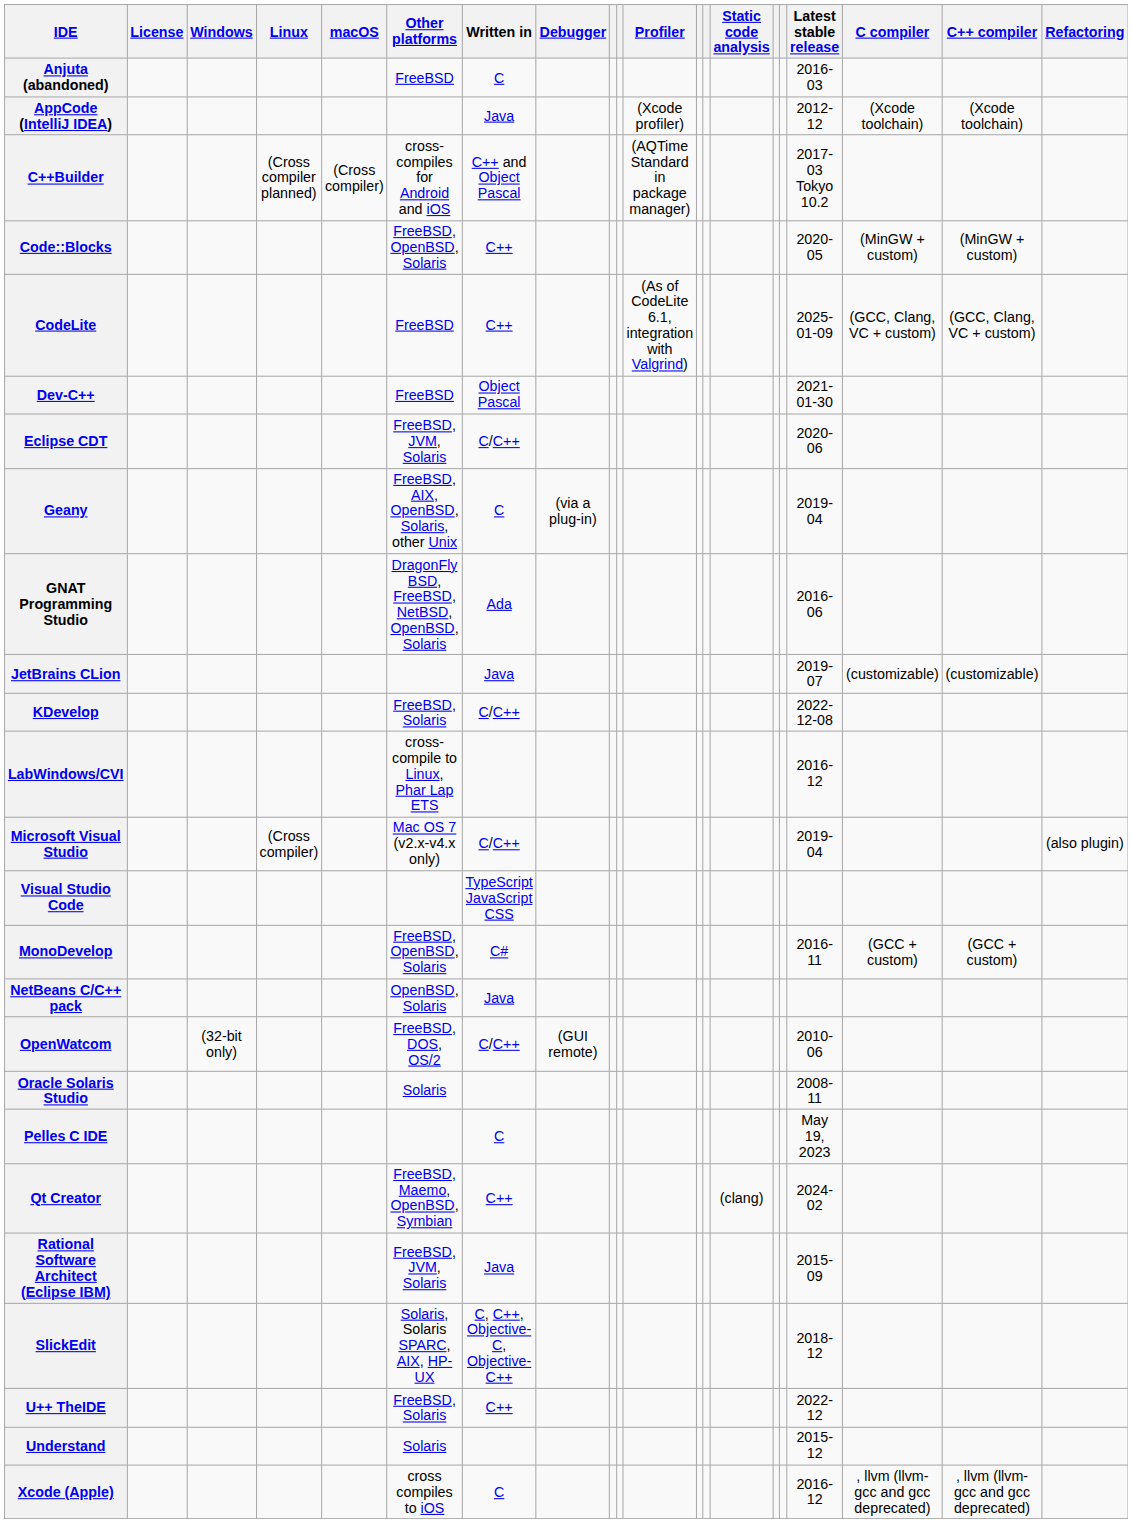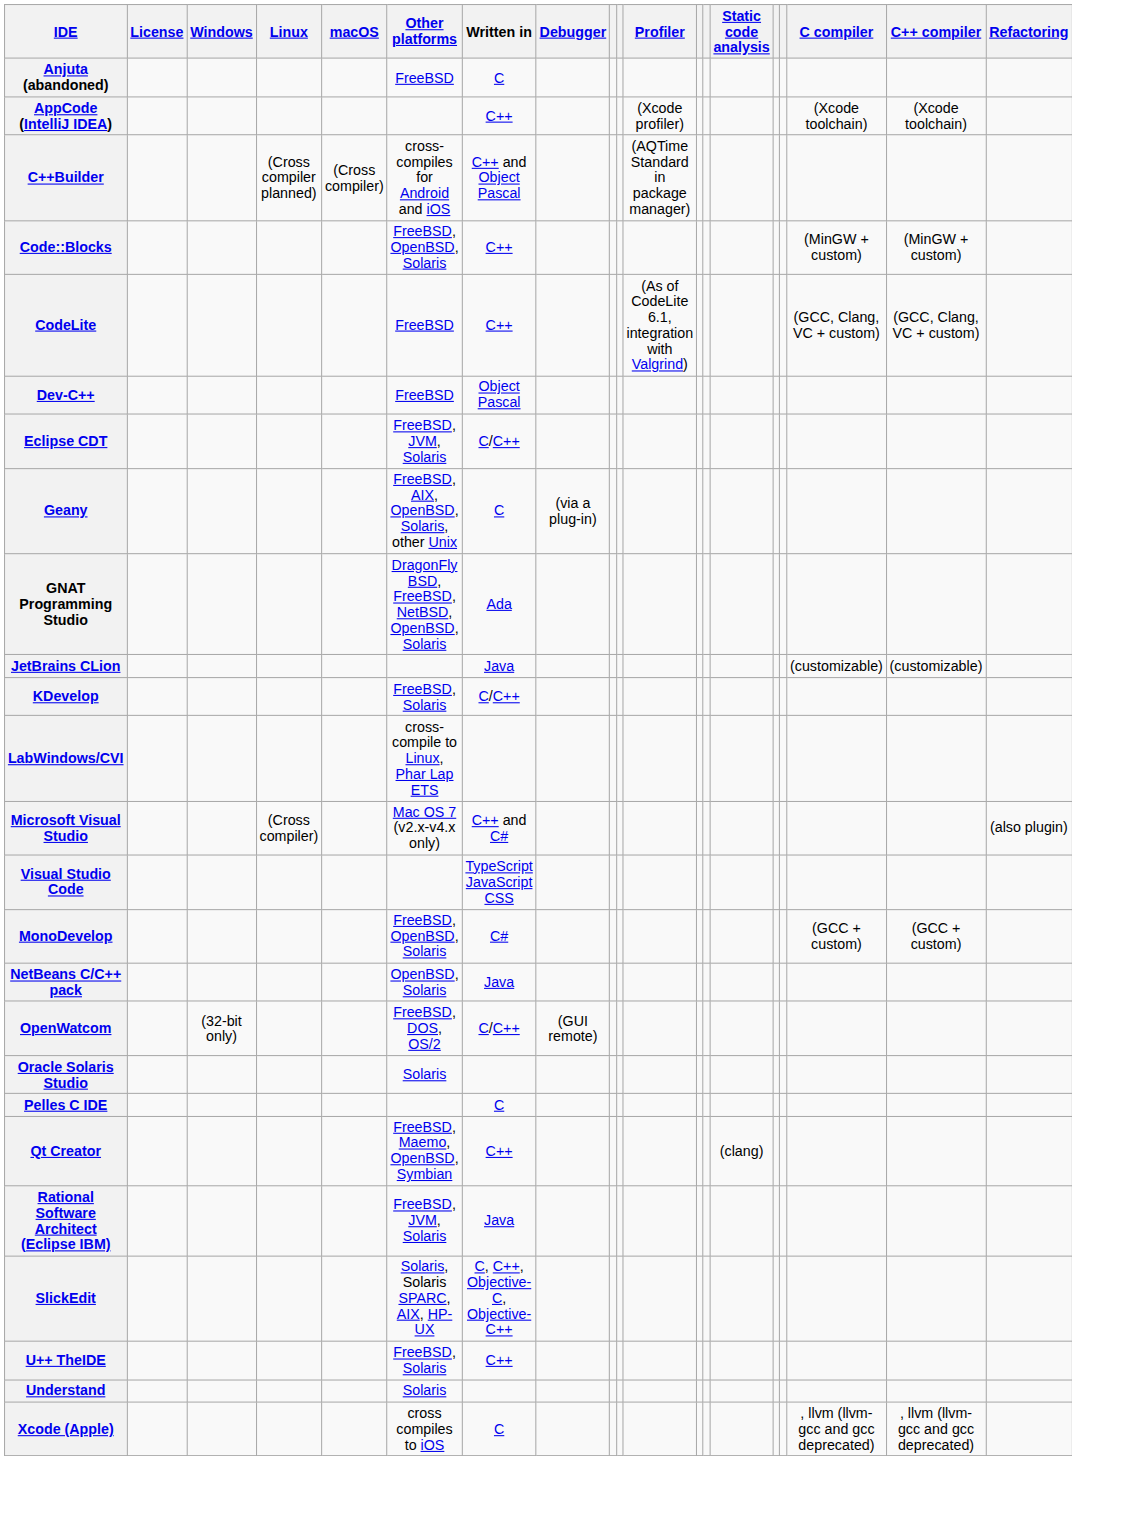- column: (815, 31)
(499, 116) Java -> (499, 116) C++
(499, 843) C/C++ -> (499, 828) C++ and C#
